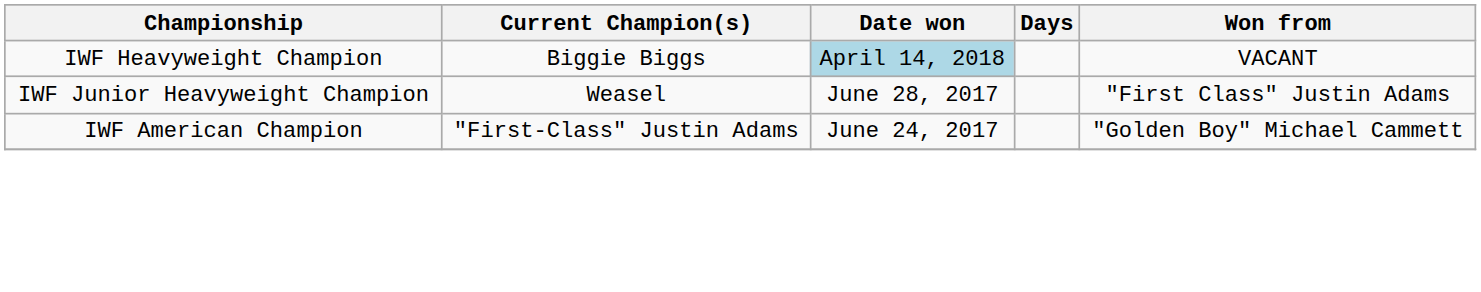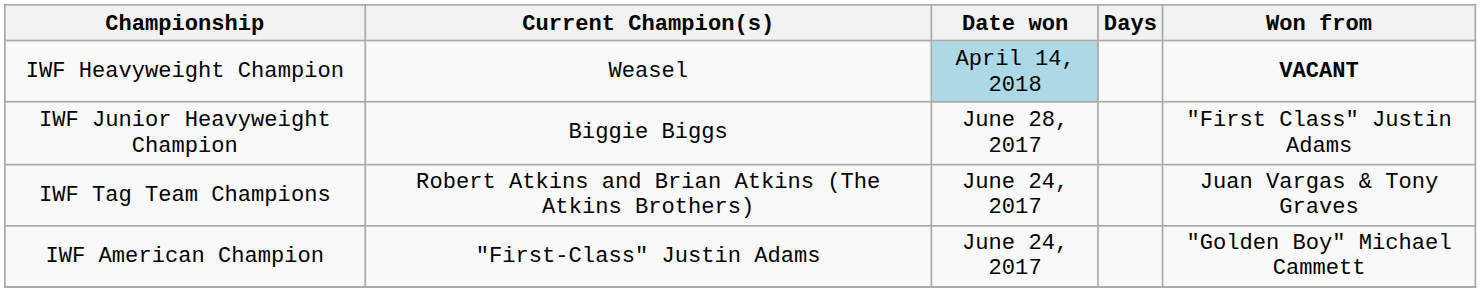(626, 59) Biggie Biggs -> (648, 72) Weasel
(1278, 59) normal -> (1319, 72) bold
(626, 95) Weasel -> (648, 133) Biggie Biggs
+ row: (185, 195)
